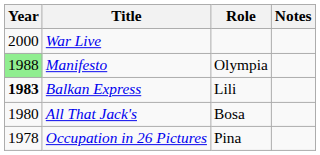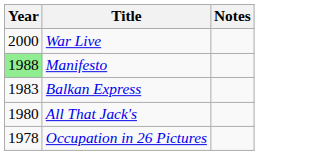- column: (241, 16)
(23, 89) bold -> (23, 89) normal
